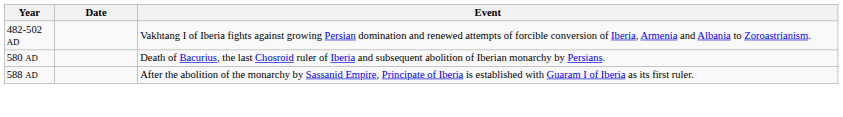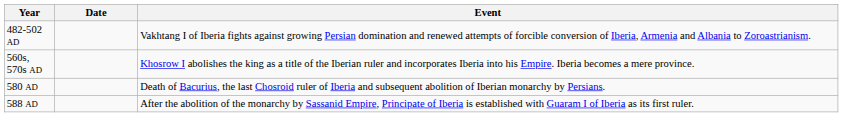+ row: (24, 64)
